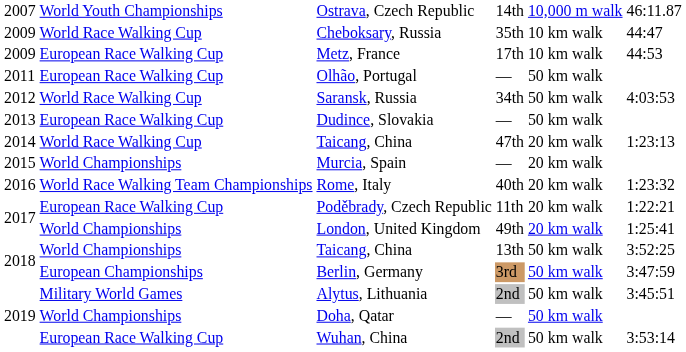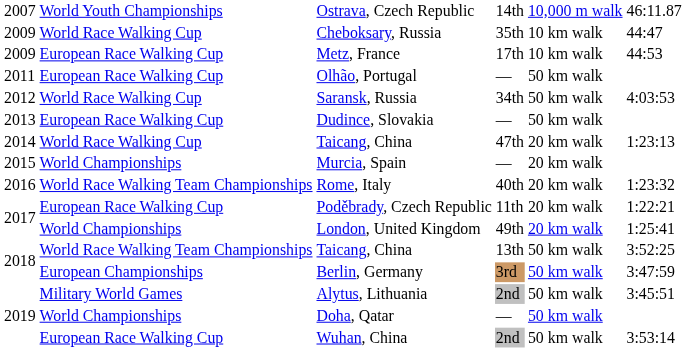(110, 250) World Championships -> (176, 250) World Race Walking Team Championships
